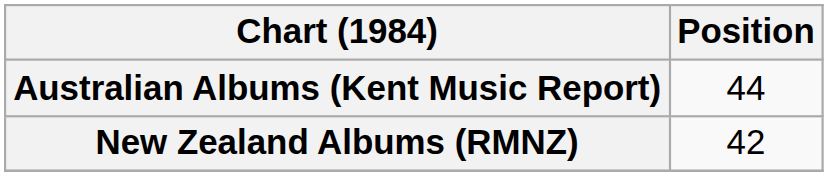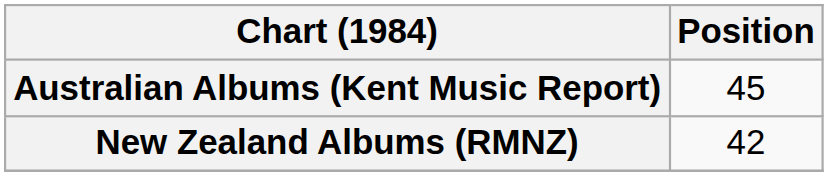(746, 87) 44 -> (746, 87) 45
